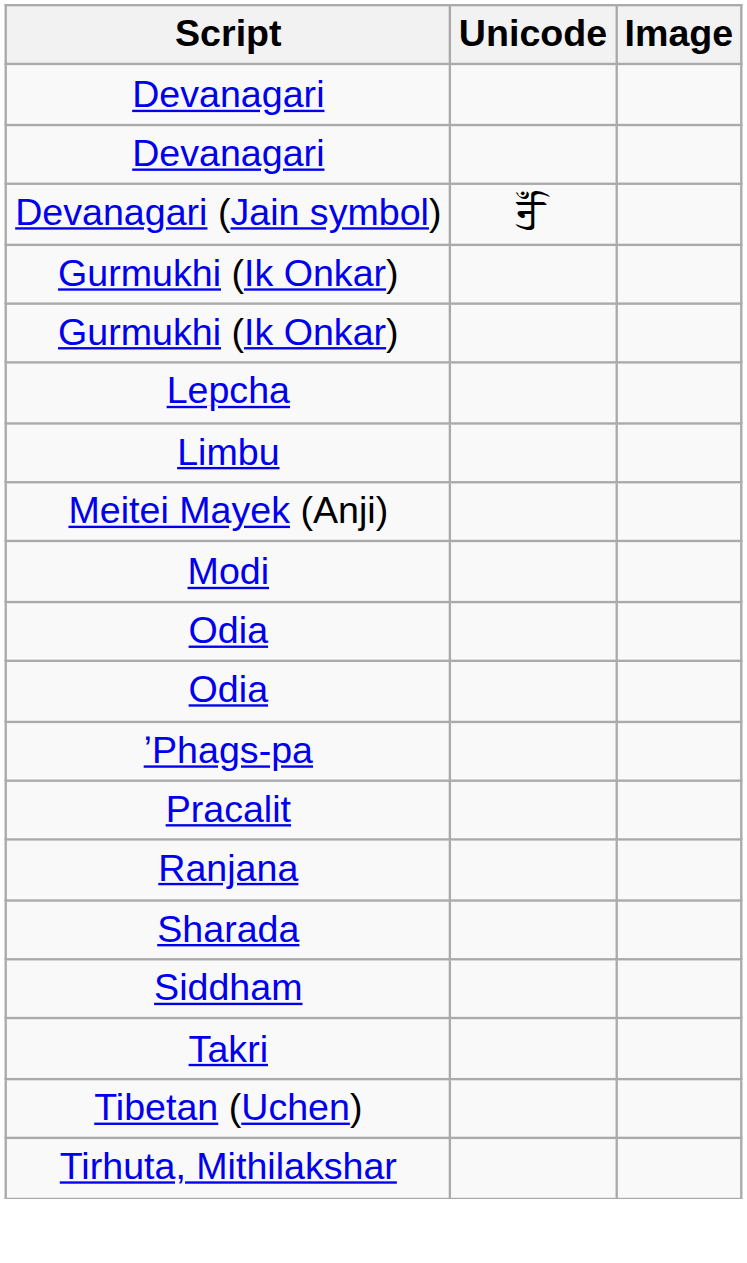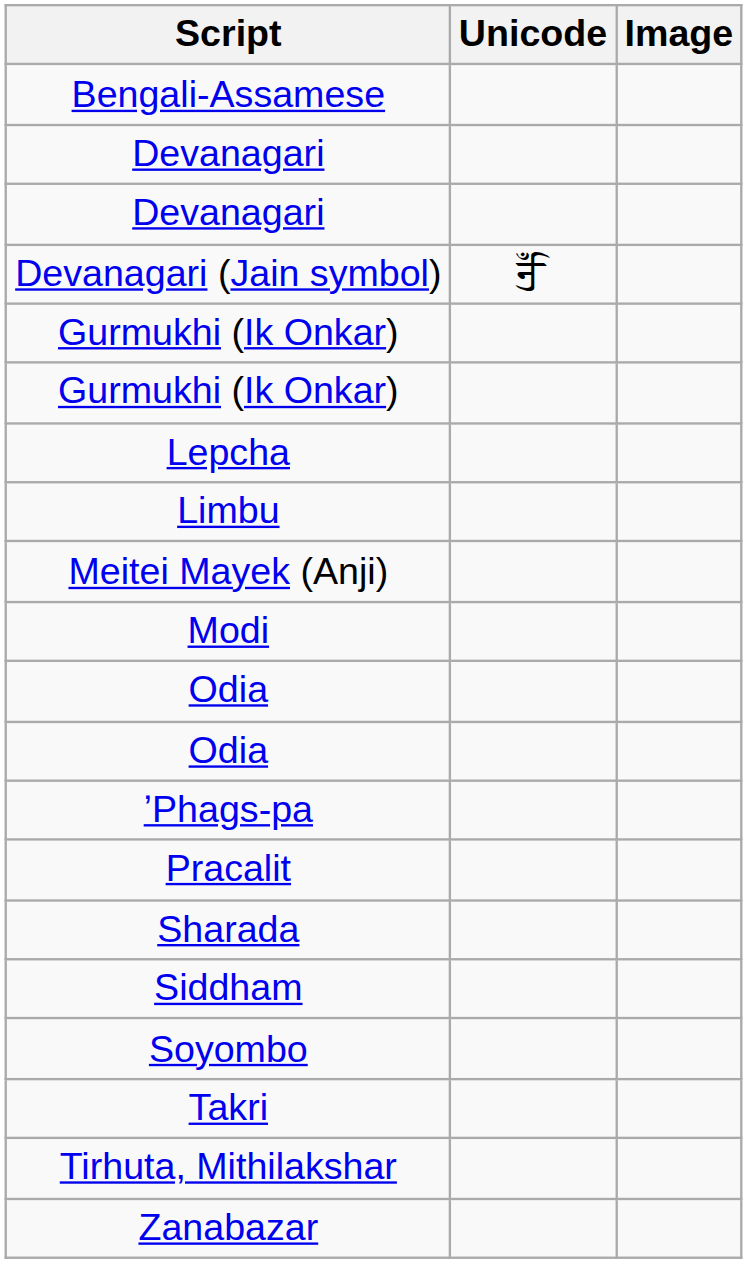+ row: (228, 94)
- row: (228, 869)
+ row: (228, 1048)
- row: (228, 1108)
+ row: (228, 1227)
